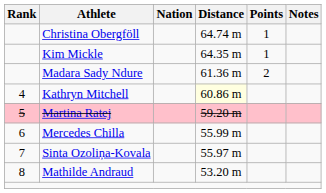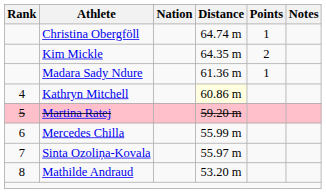(266, 53) 1 -> (266, 53) 2
(266, 73) 2 -> (266, 73) 1
